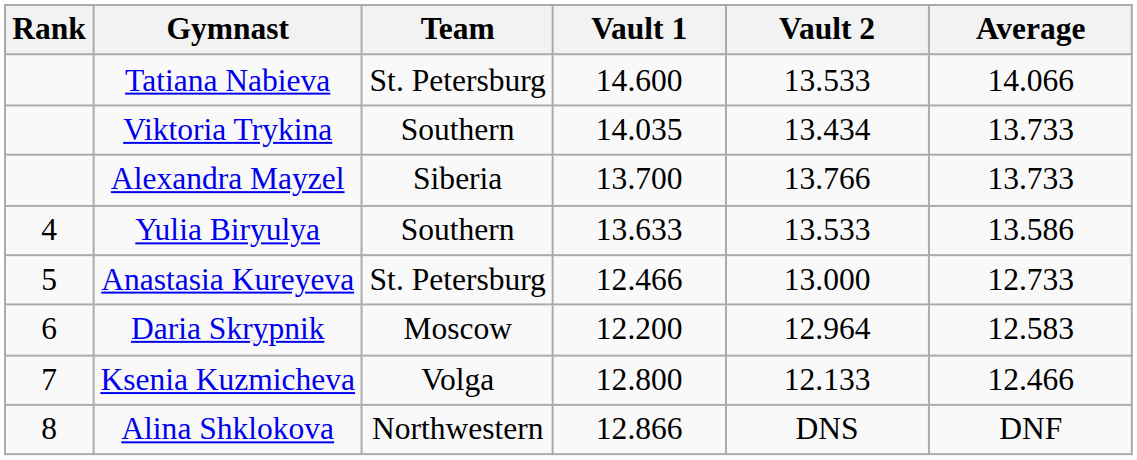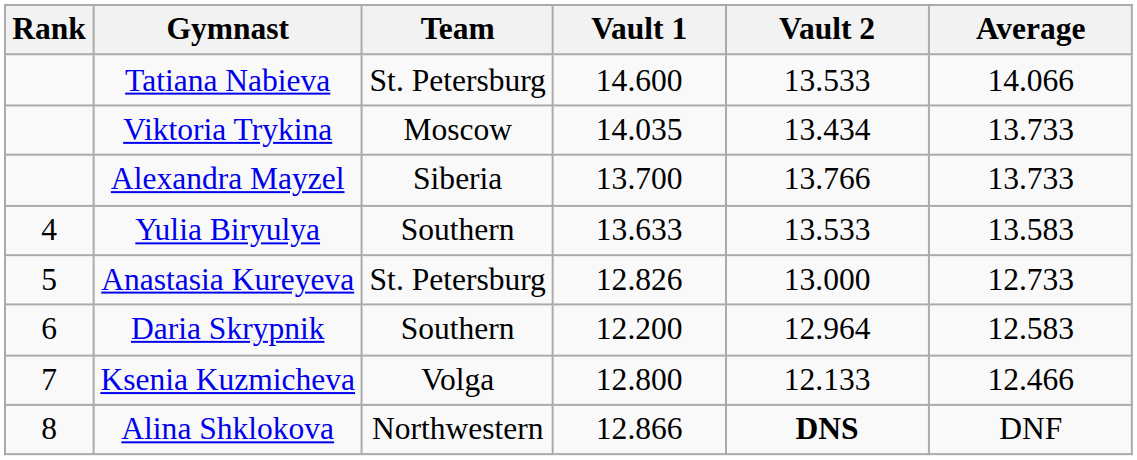(458, 129) Southern -> (458, 129) Moscow
(1031, 229) 13.586 -> (1031, 229) 13.583
(639, 279) 12.466 -> (639, 279) 12.826
(458, 329) Moscow -> (458, 329) Southern
(827, 429) normal -> (827, 429) bold
